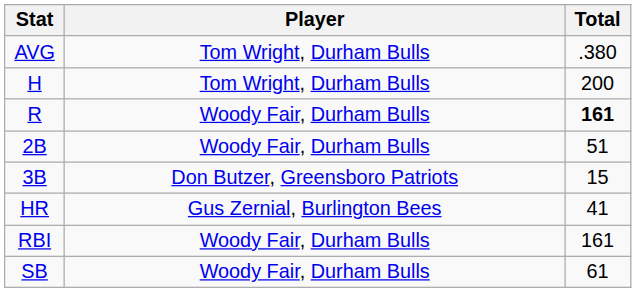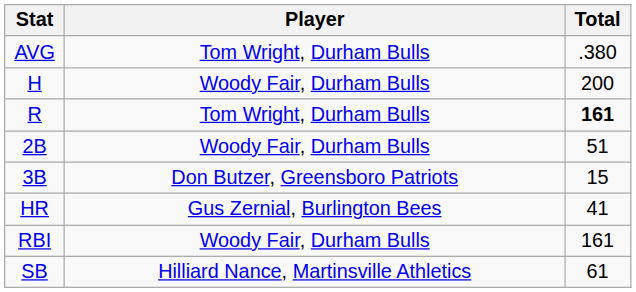(315, 83) Tom Wright, Durham Bulls -> (315, 83) Woody Fair, Durham Bulls
(315, 114) Woody Fair, Durham Bulls -> (315, 114) Tom Wright, Durham Bulls
(315, 271) Woody Fair, Durham Bulls -> (315, 271) Hilliard Nance, Martinsville Athletics
